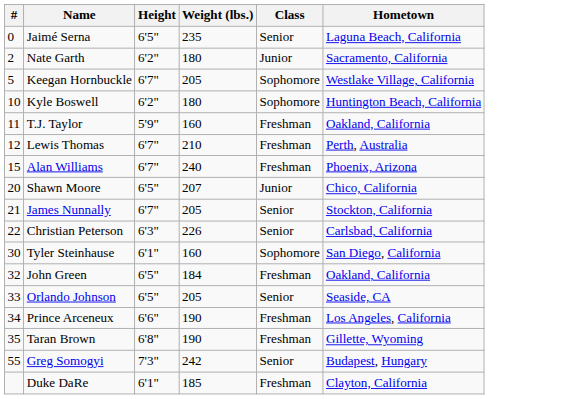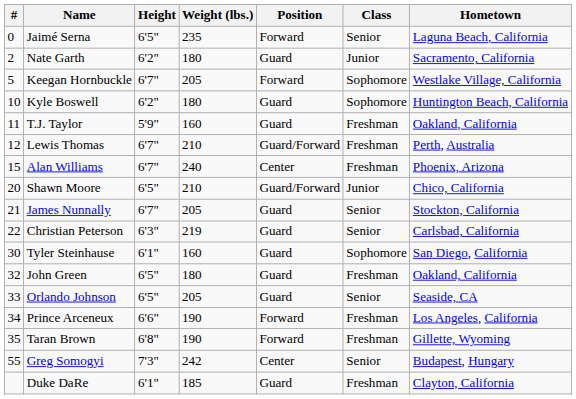+ column: (300, 15)
(192, 188) 207 -> (192, 188) 210
(192, 231) 226 -> (192, 231) 219
(192, 275) 184 -> (192, 275) 180
